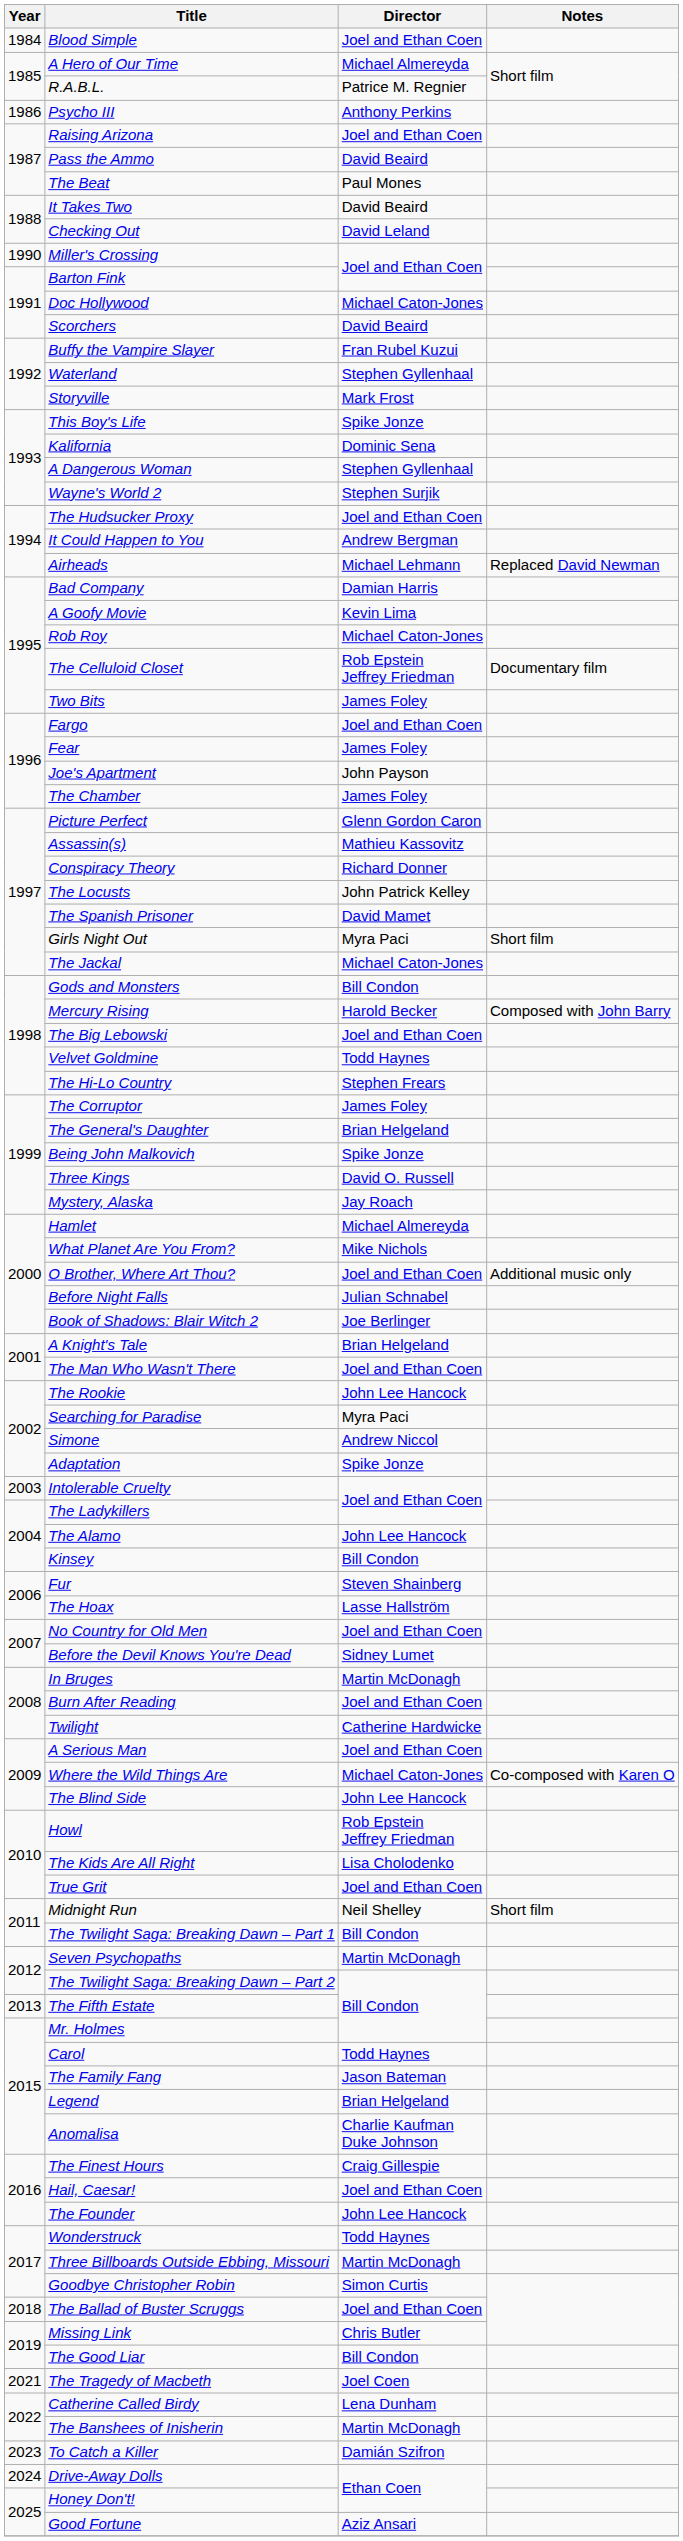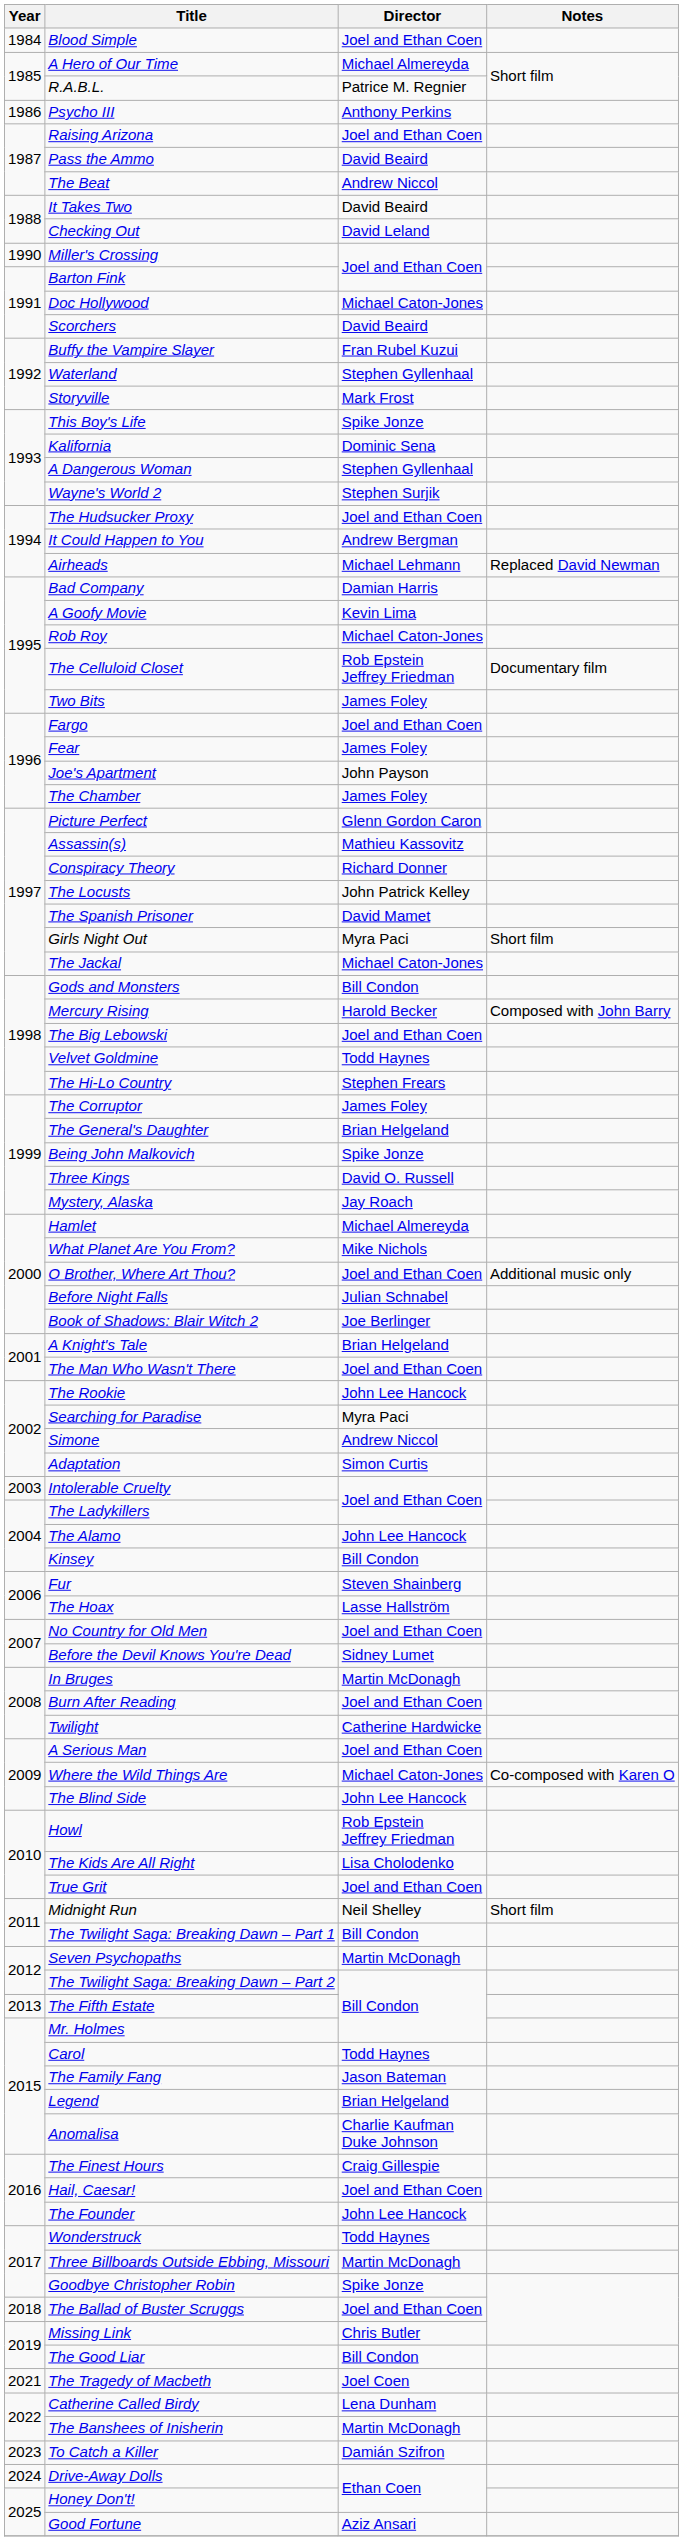(381, 183) Paul Mones -> (390, 183) Andrew Niccol
(383, 1464) Spike Jonze -> (385, 1464) Simon Curtis
(385, 2285) Simon Curtis -> (383, 2285) Spike Jonze
